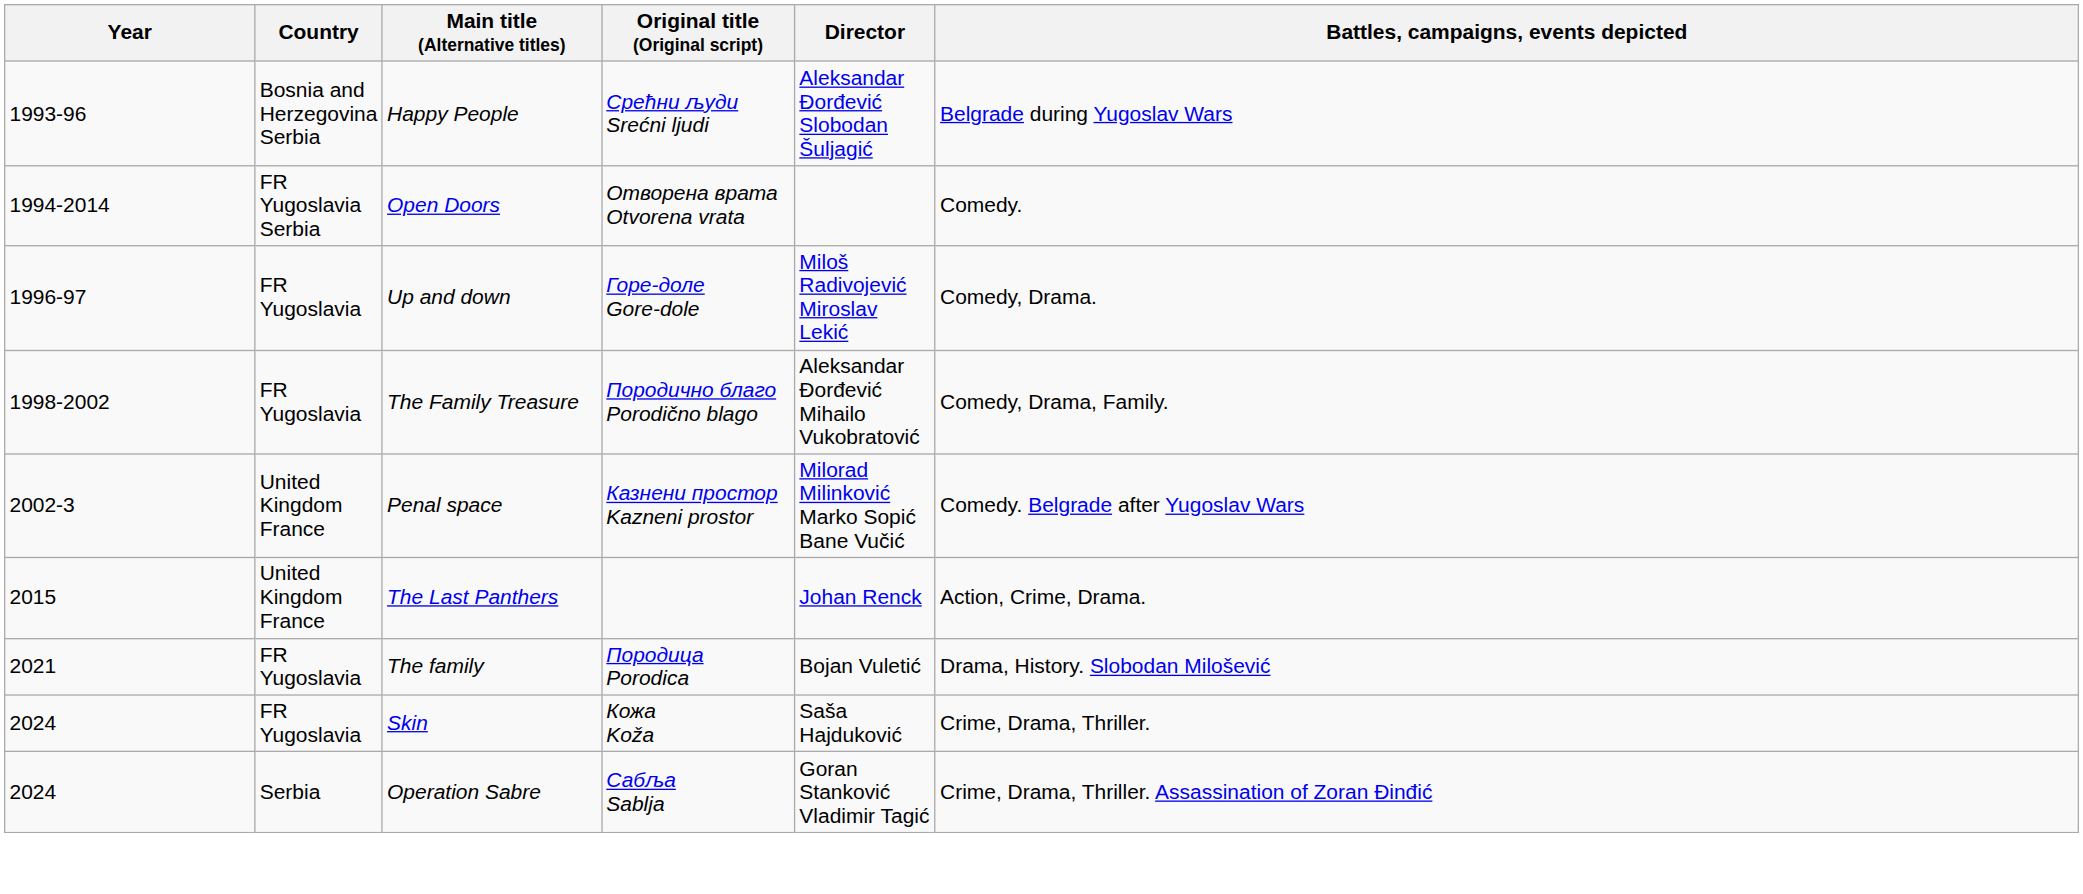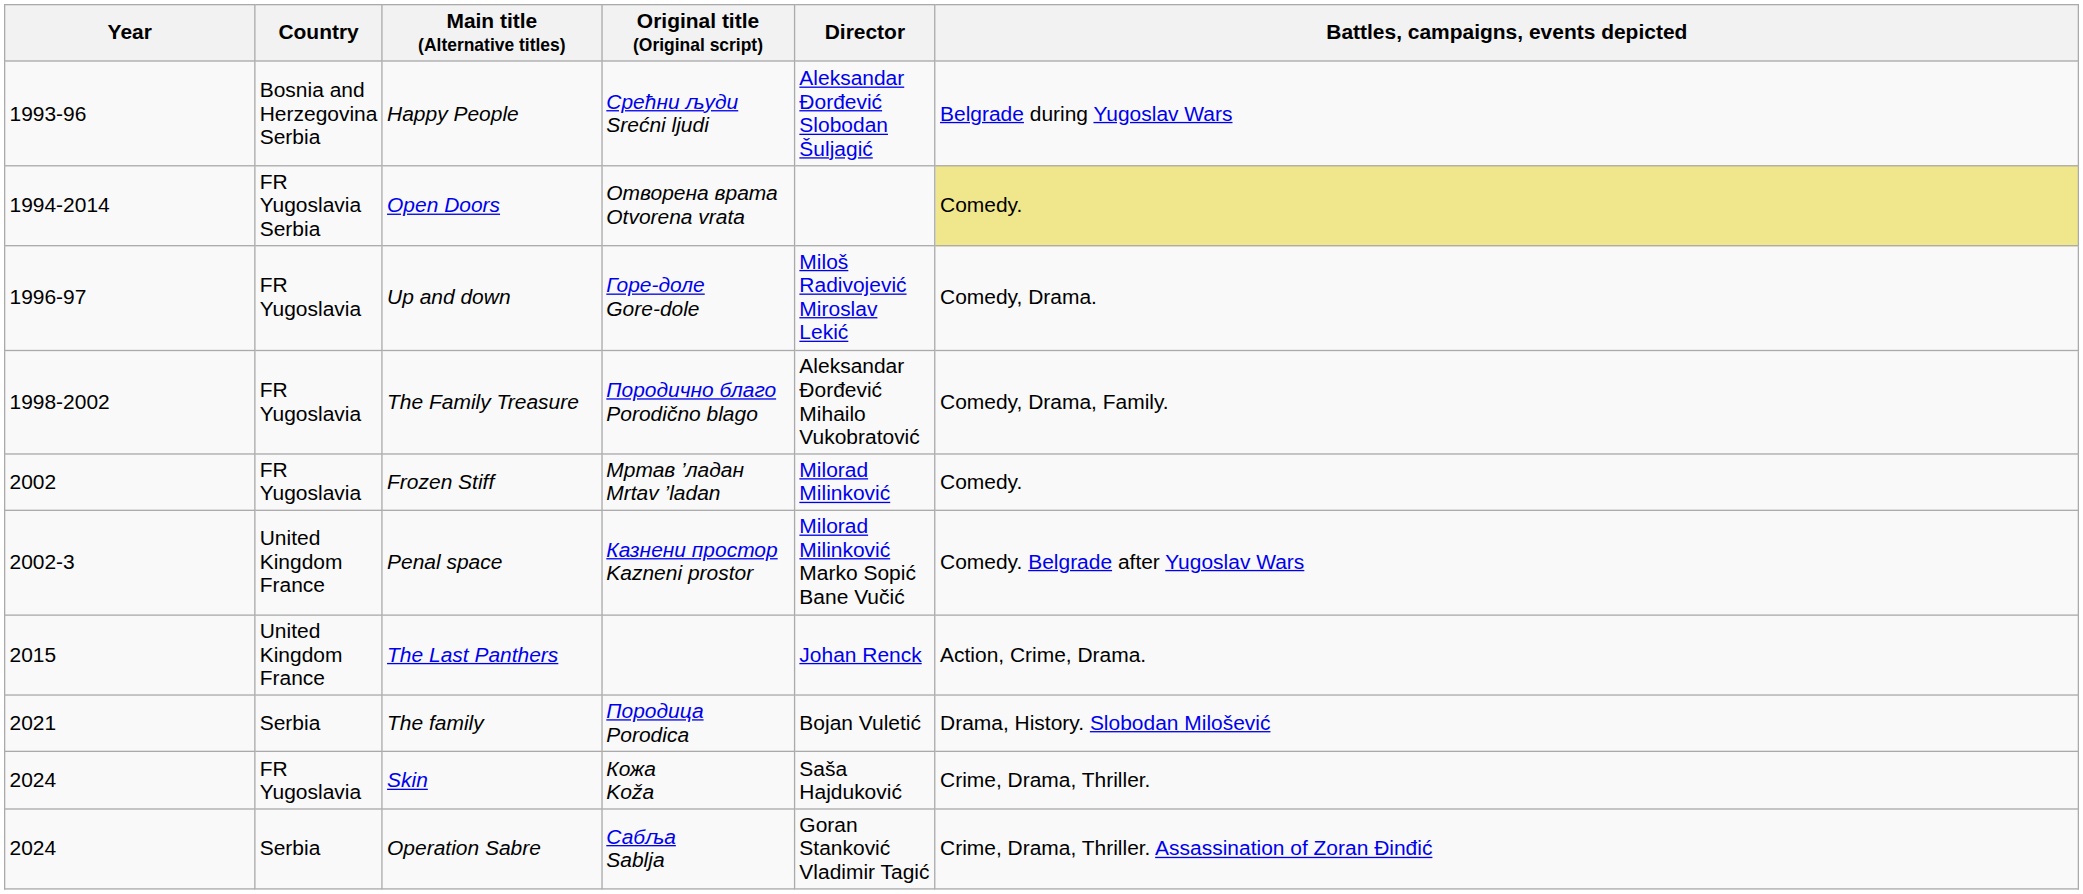(981, 205) no background -> (981, 205) khaki background
+ row: (441, 482)
(310, 666) FR Yugoslavia -> (290, 723) Serbia
